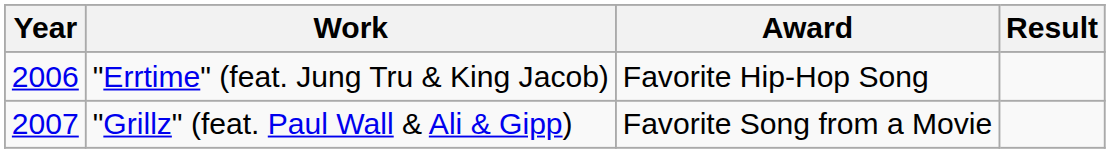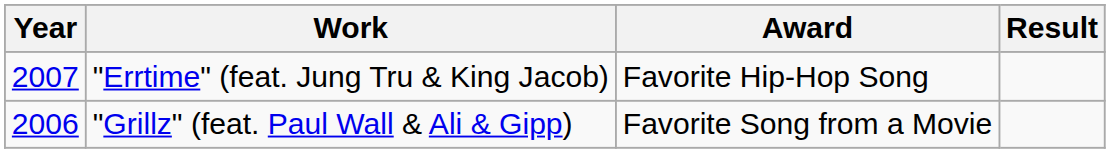(45, 76) 2006 -> (45, 76) 2007
(45, 123) 2007 -> (45, 123) 2006
